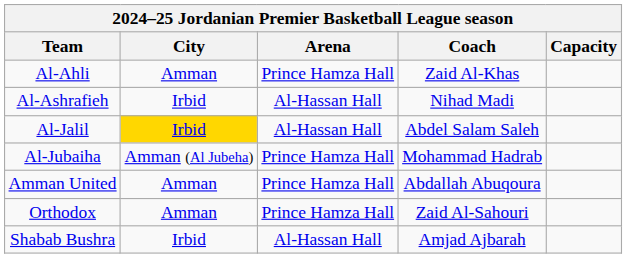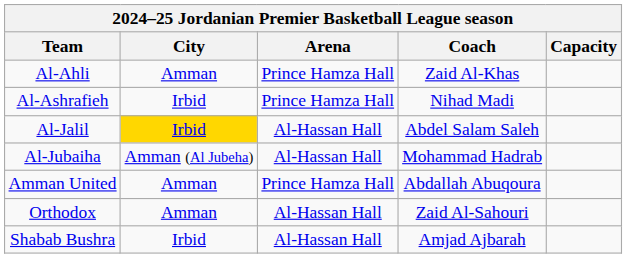(328, 101) Al-Hassan Hall -> (328, 101) Prince Hamza Hall
(328, 156) Prince Hamza Hall -> (328, 156) Al-Hassan Hall
(328, 211) Prince Hamza Hall -> (328, 211) Al-Hassan Hall
